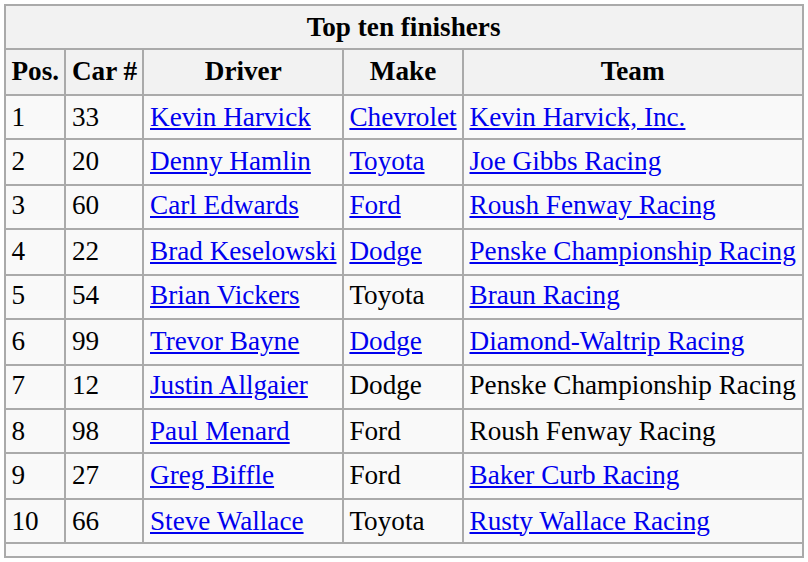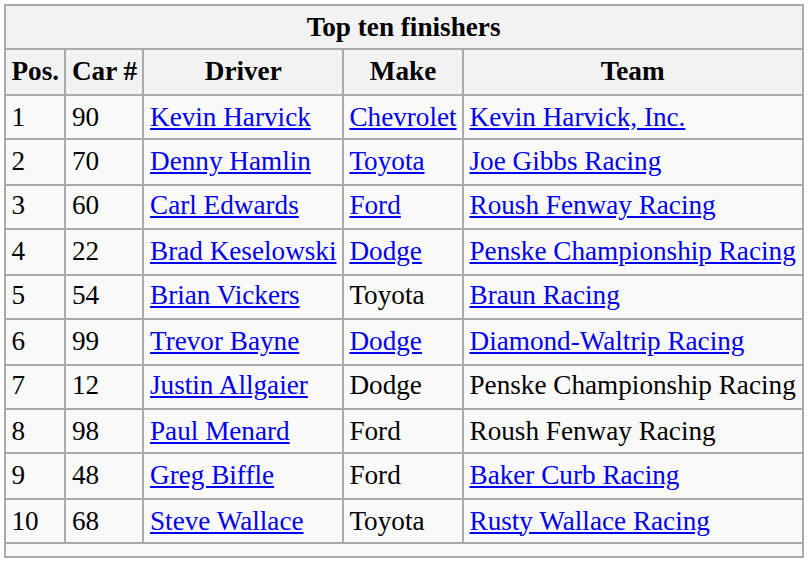(86, 116) 33 -> (86, 116) 90
(86, 161) 20 -> (86, 161) 70
(86, 475) 27 -> (86, 475) 48
(86, 520) 66 -> (86, 520) 68
